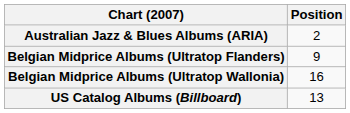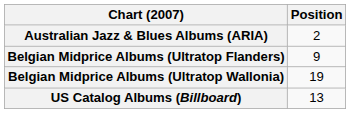(317, 77) 16 -> (317, 77) 19
